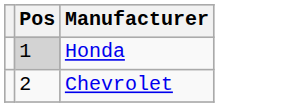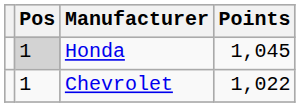+ column: (255, 21)
(25, 86) 2 -> (25, 86) 1
